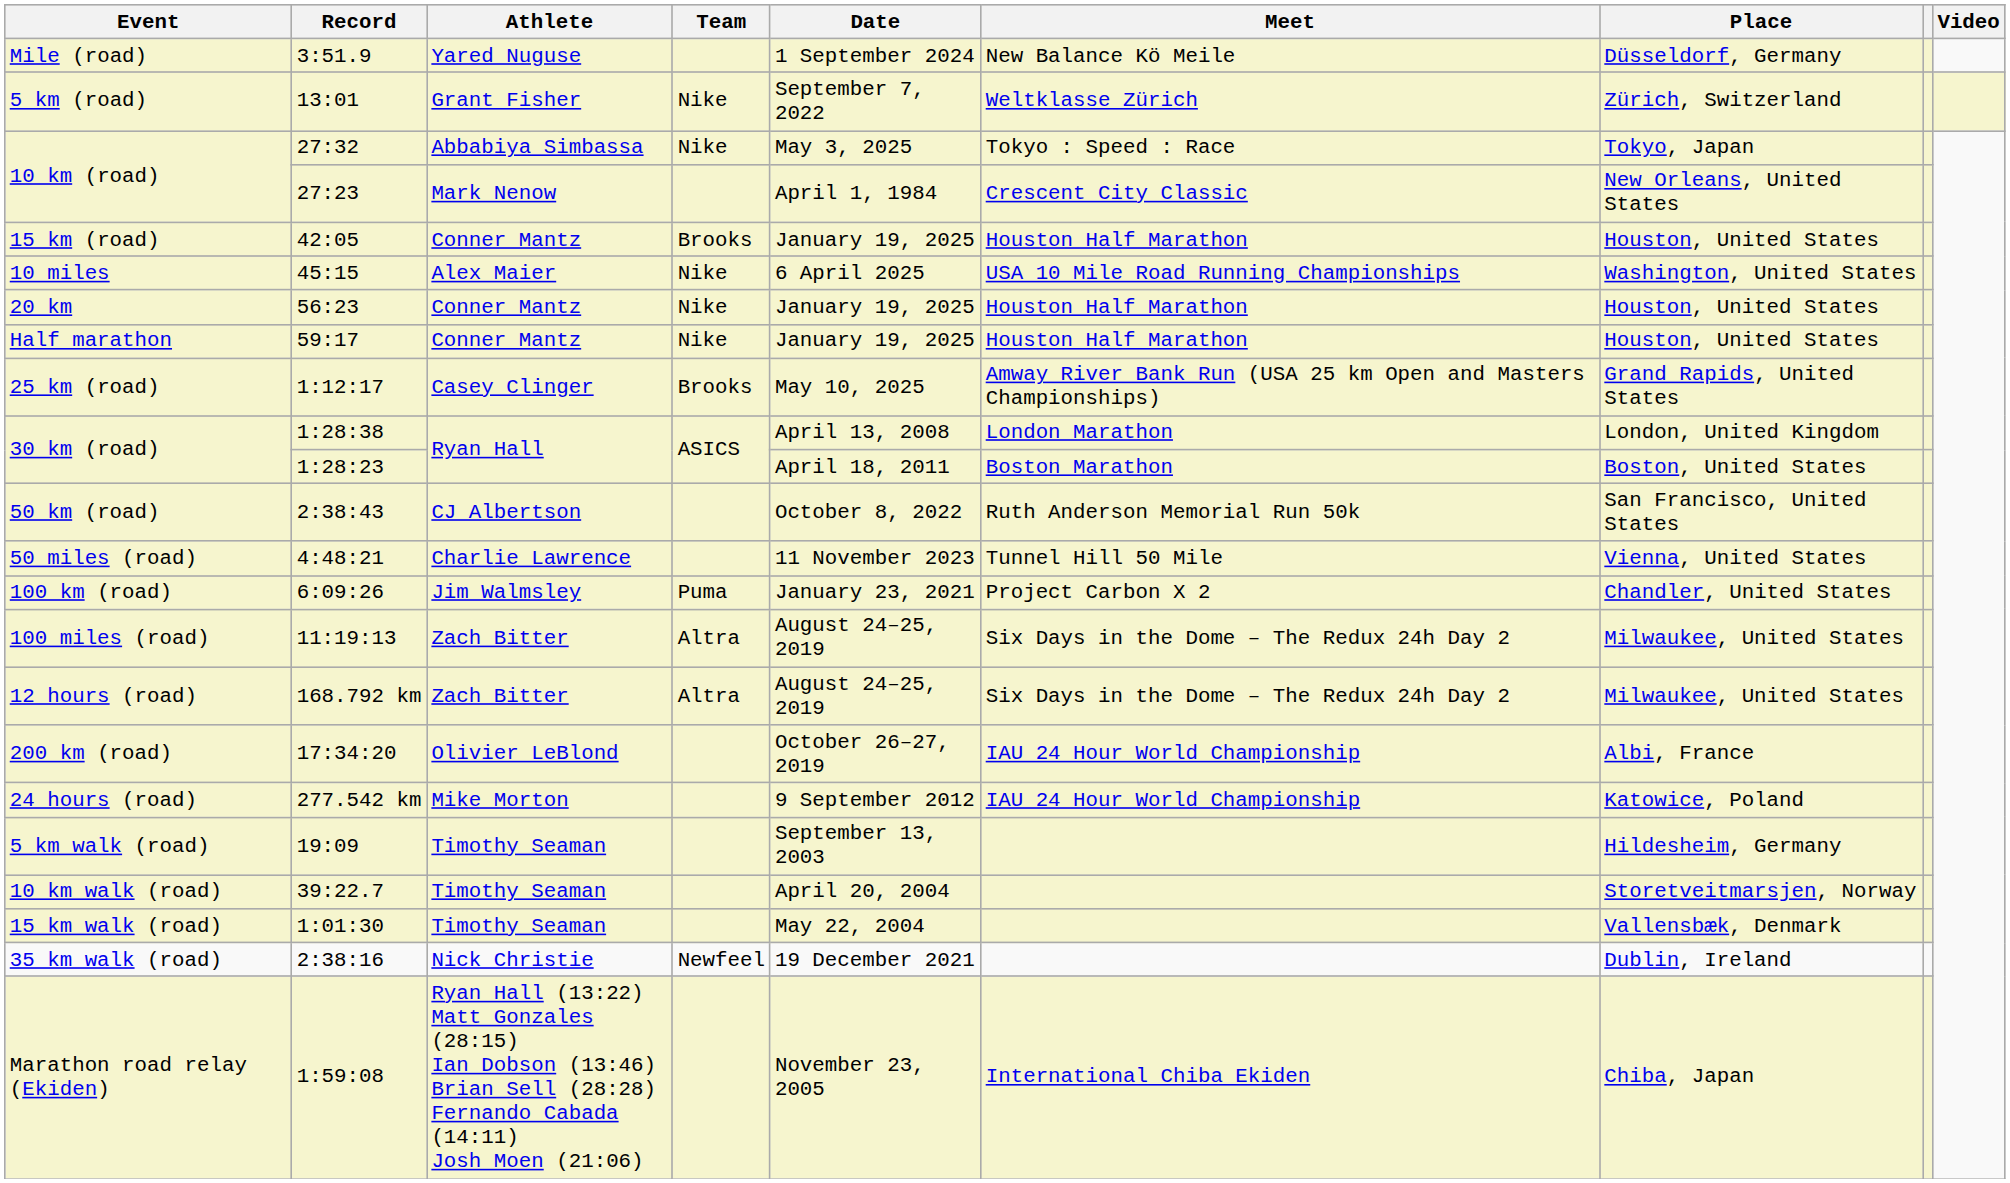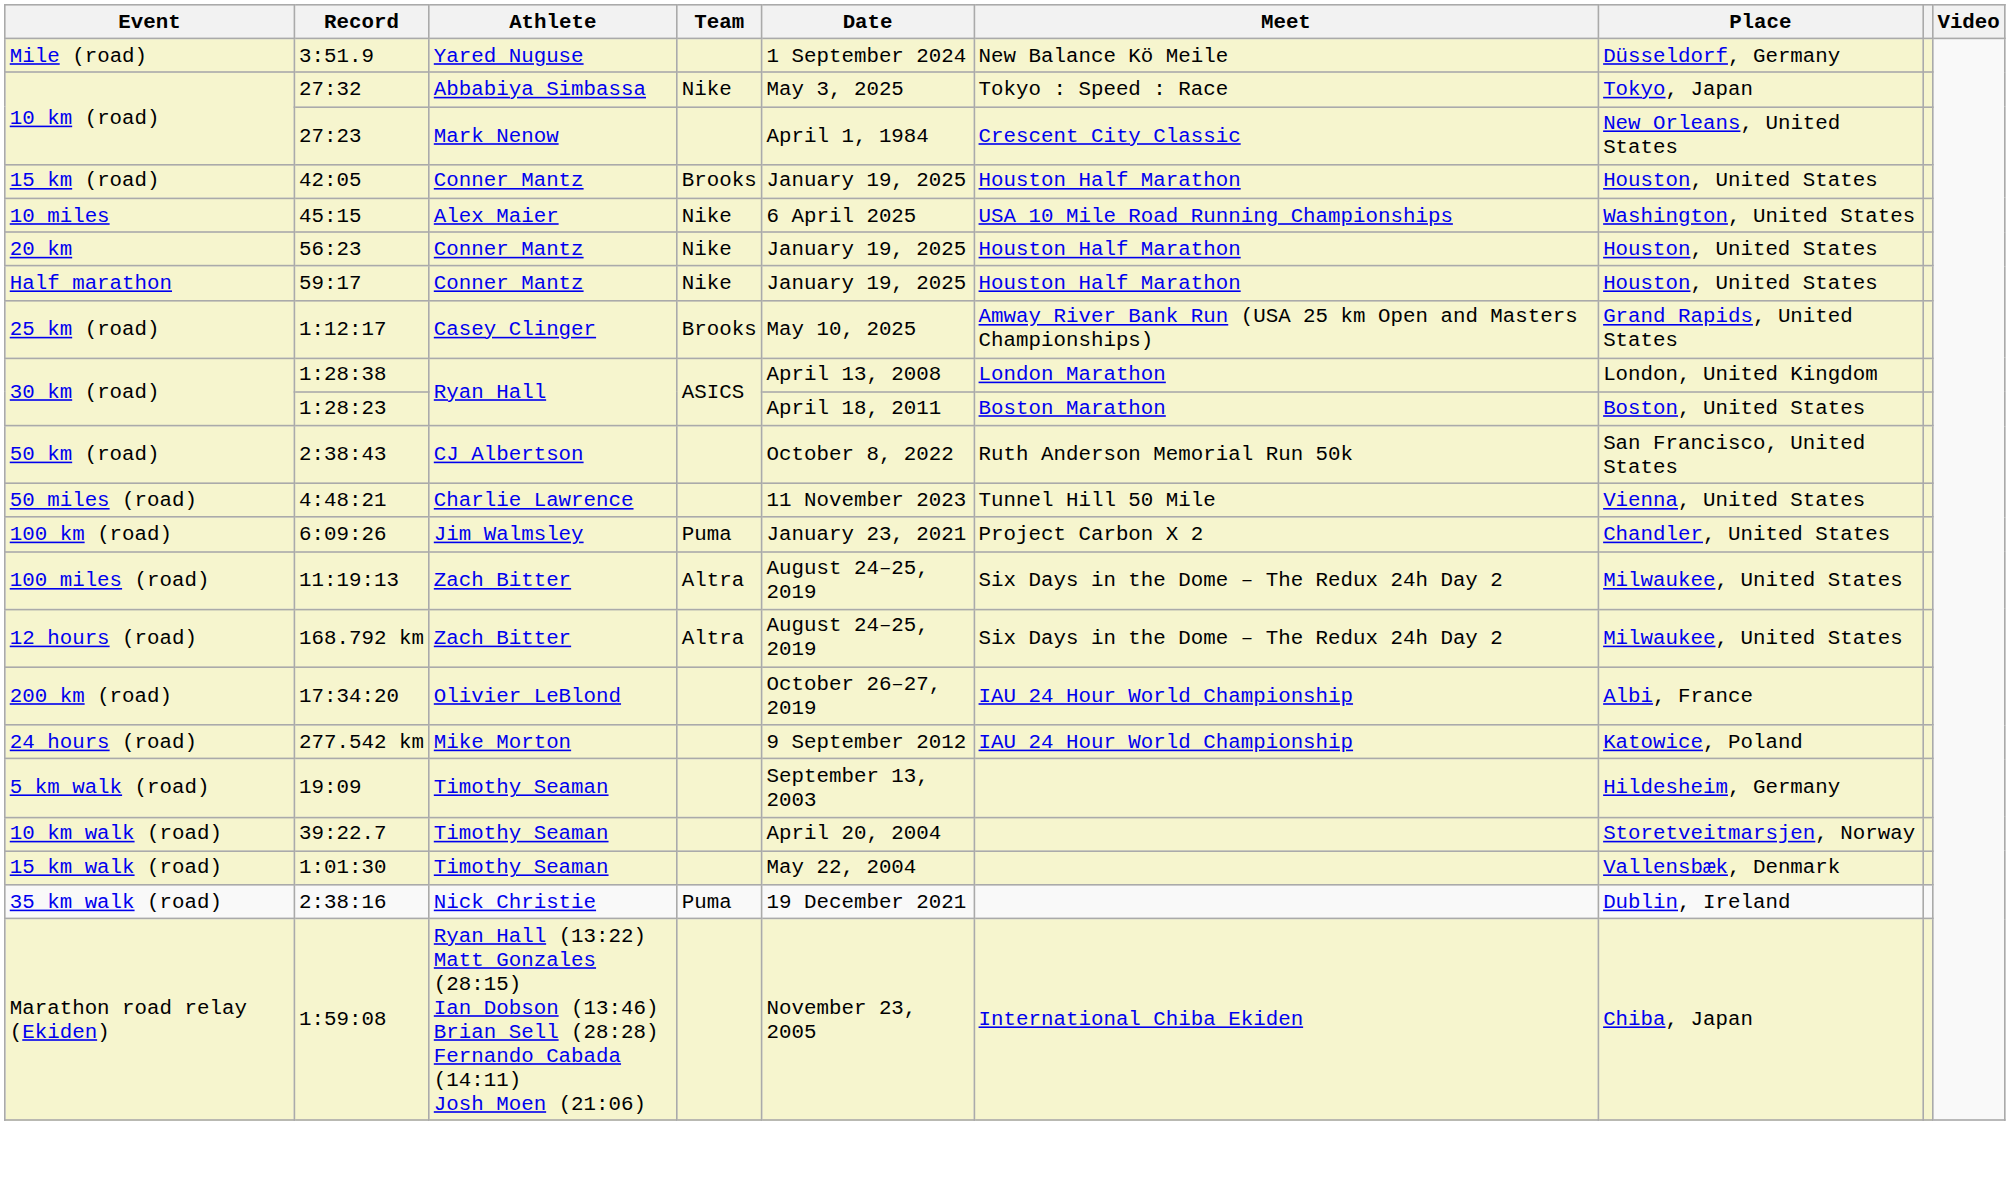- row: (78, 102)
(721, 960) Newfeel -> (707, 902) Puma
